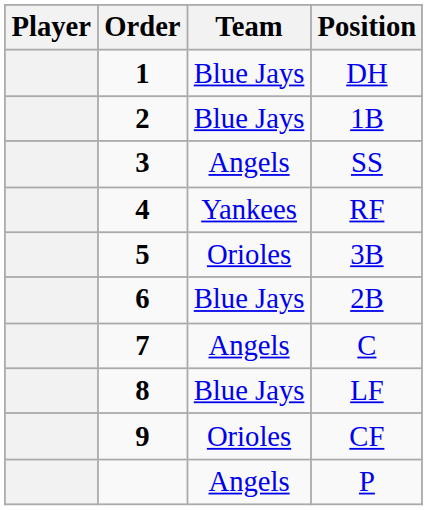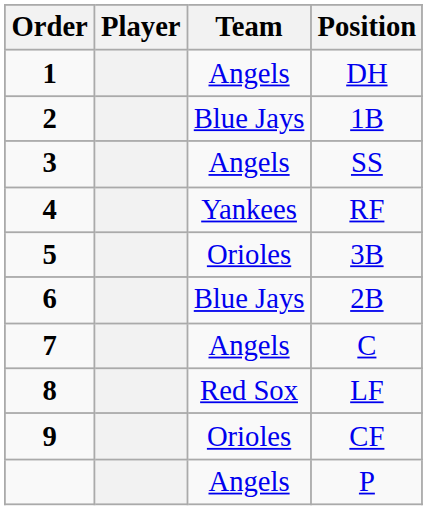columns swapped: (142, 27) <-> (51, 27)
(249, 72) Blue Jays -> (249, 72) Angels
(249, 390) Blue Jays -> (249, 390) Red Sox
